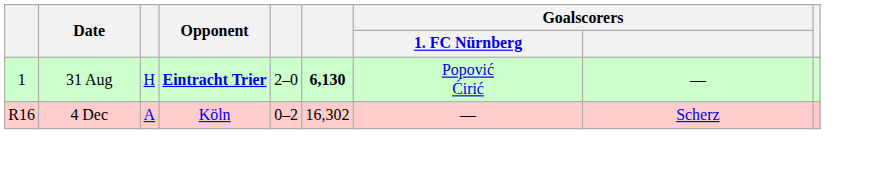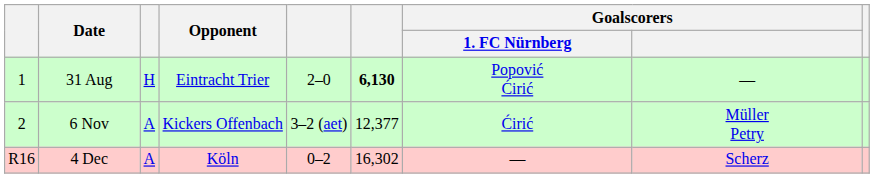(215, 79) bold -> (223, 79) normal
+ row: (89, 124)
